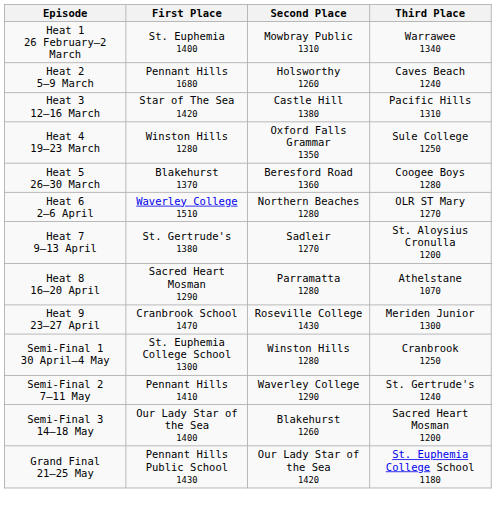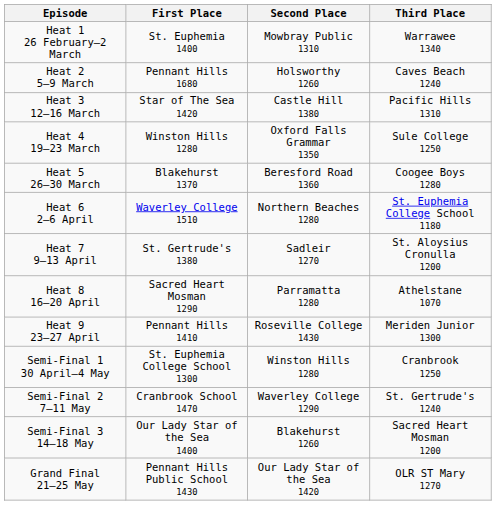(430, 207) OLR ST Mary 1270 -> (430, 213) St. Euphemia College School 1180
(187, 319) Cranbrook School 1470 -> (187, 331) Pennant Hills 1410
(187, 390) Pennant Hills 1410 -> (187, 402) Cranbrook School 1470
(430, 467) St. Euphemia College School 1180 -> (430, 479) OLR ST Mary 1270
